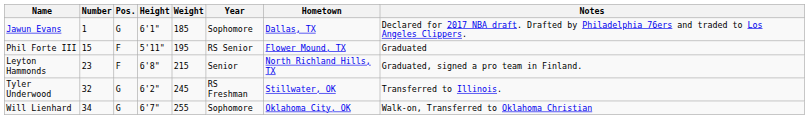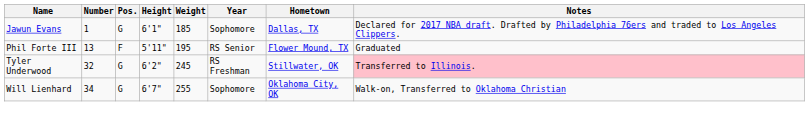(87, 48) 15 -> (89, 48) 13
- row: (26, 66)
(442, 89) no background -> (416, 66) pink background
